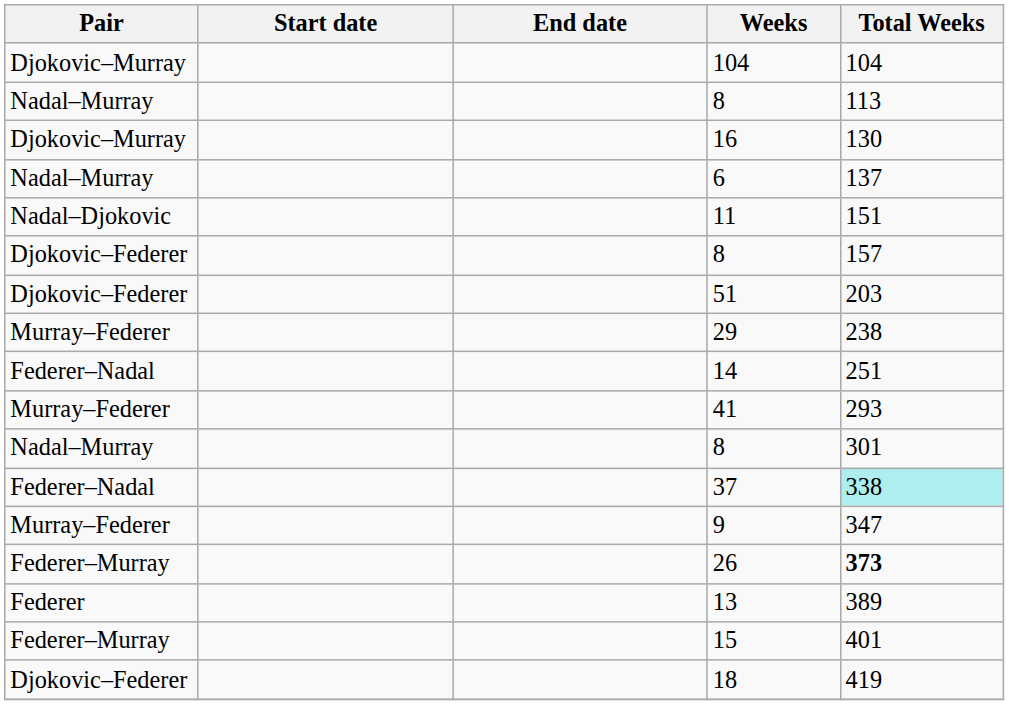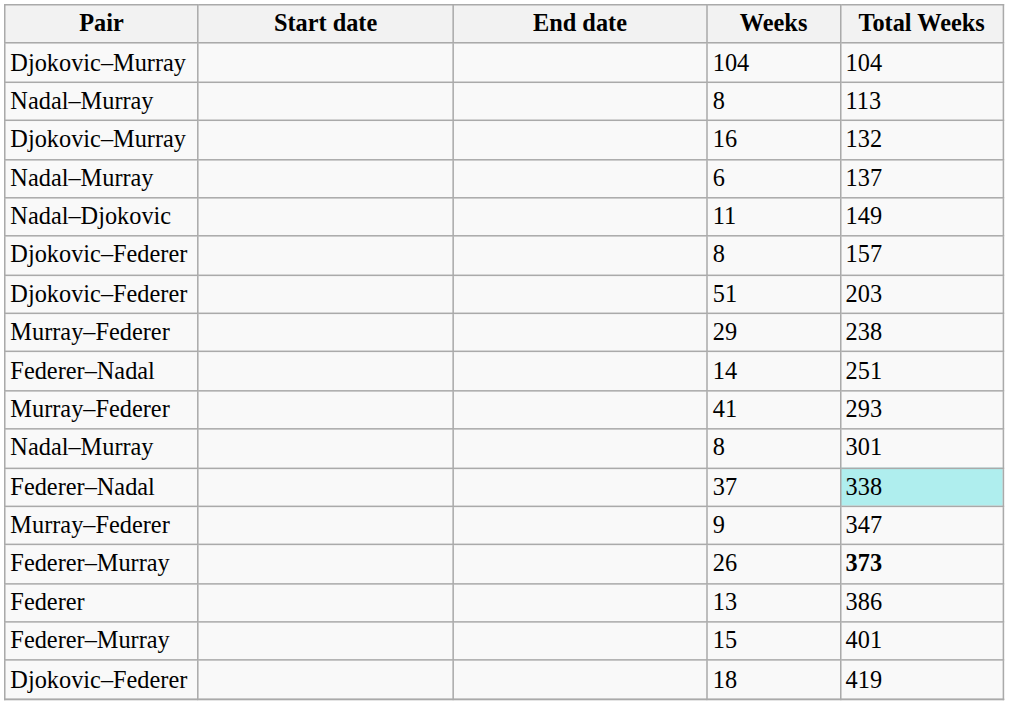(864, 139) 130 -> (864, 139) 132
(864, 216) 151 -> (864, 216) 149
(864, 602) 389 -> (864, 602) 386
